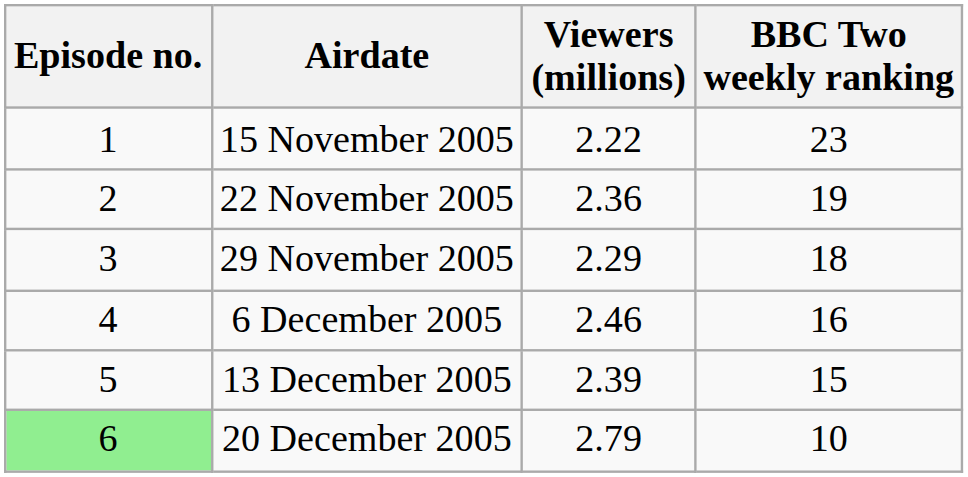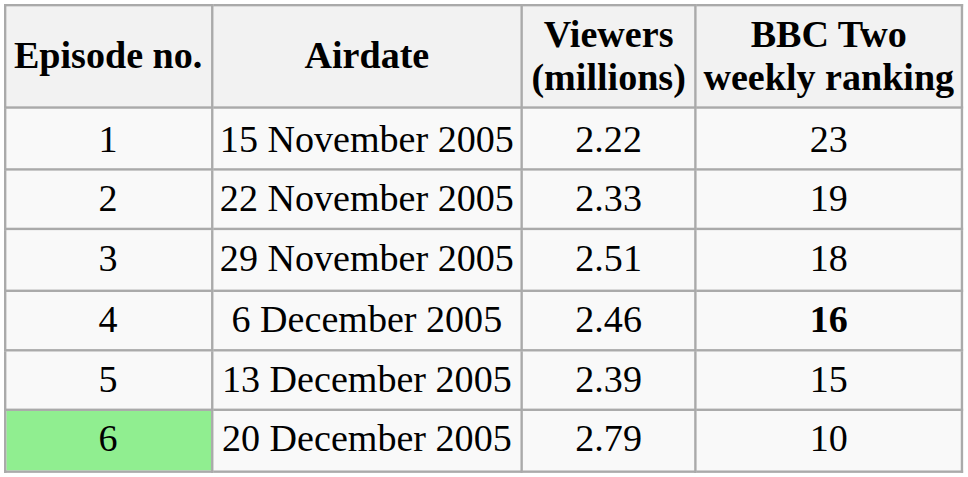(609, 198) 2.36 -> (609, 198) 2.33
(609, 258) 2.29 -> (609, 258) 2.51
(829, 319) normal -> (829, 319) bold
